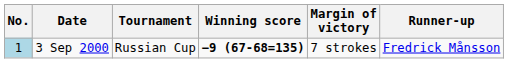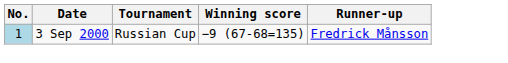- column: (344, 22)
(253, 48) bold -> (253, 34) normal
